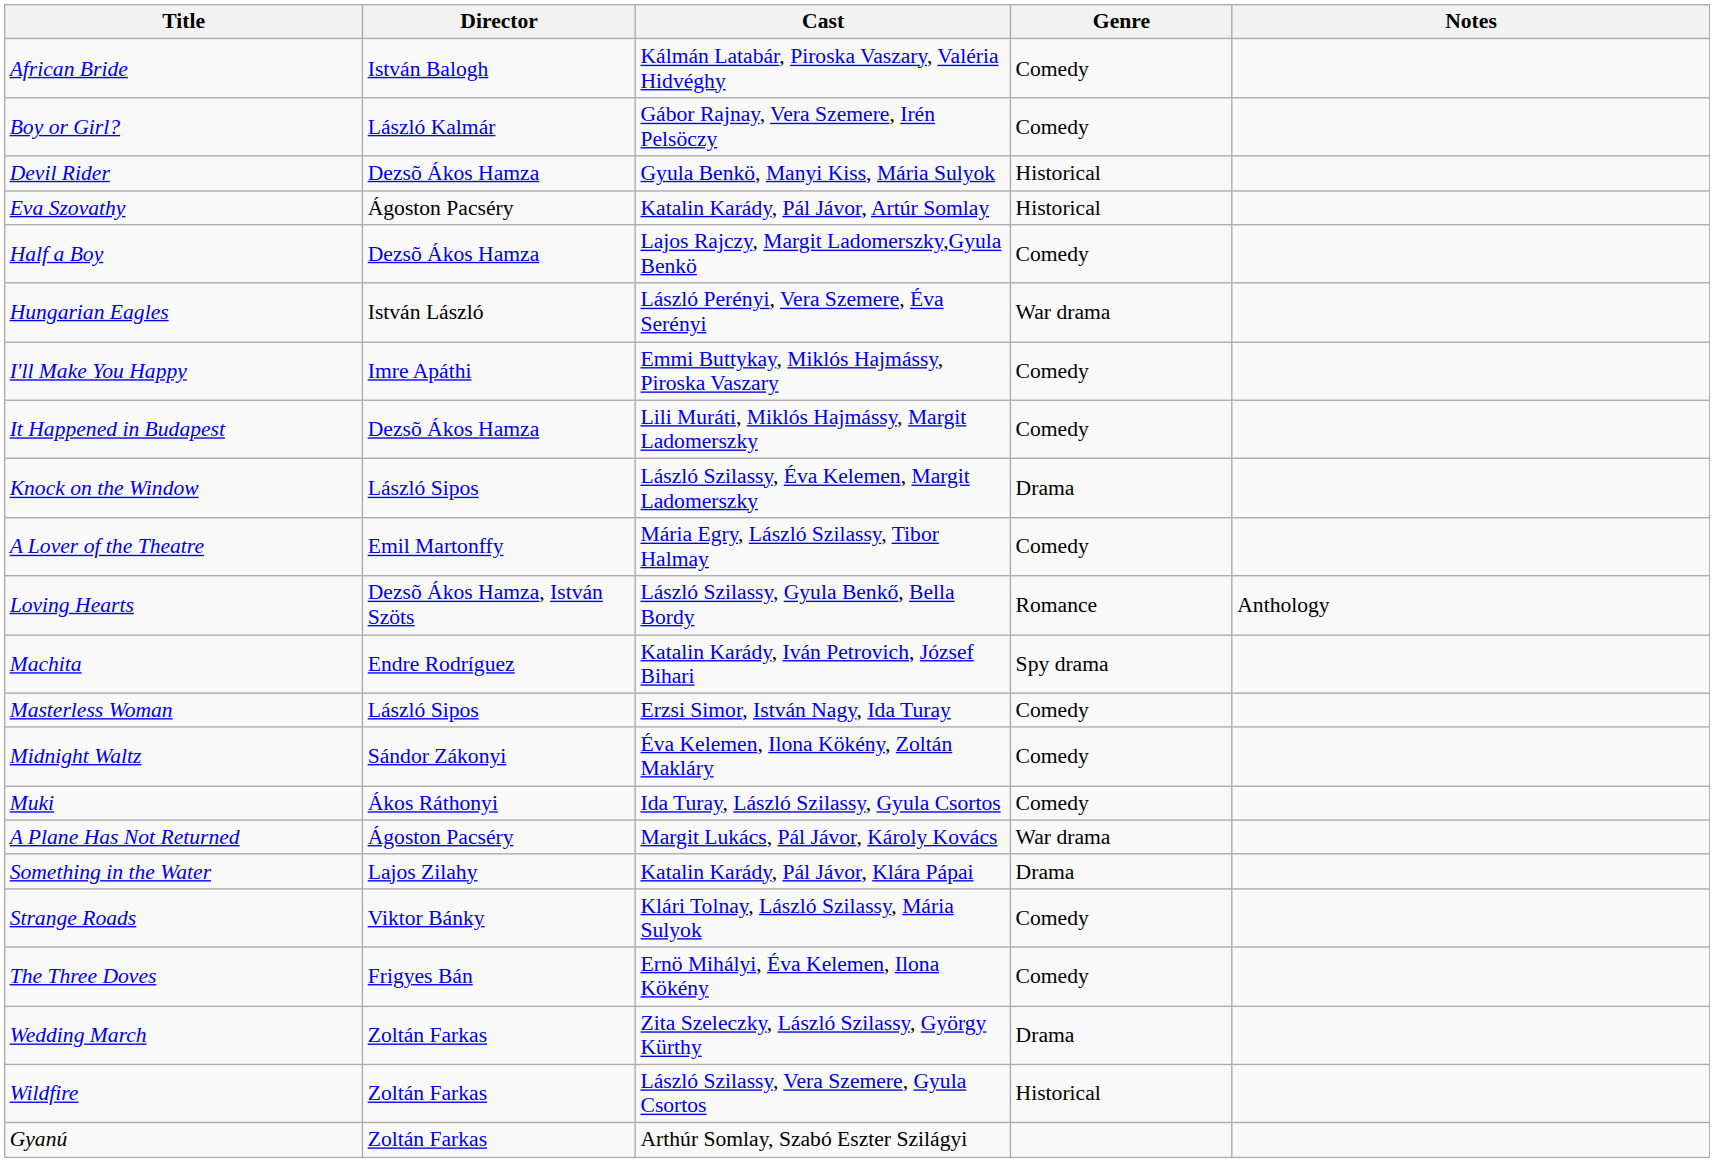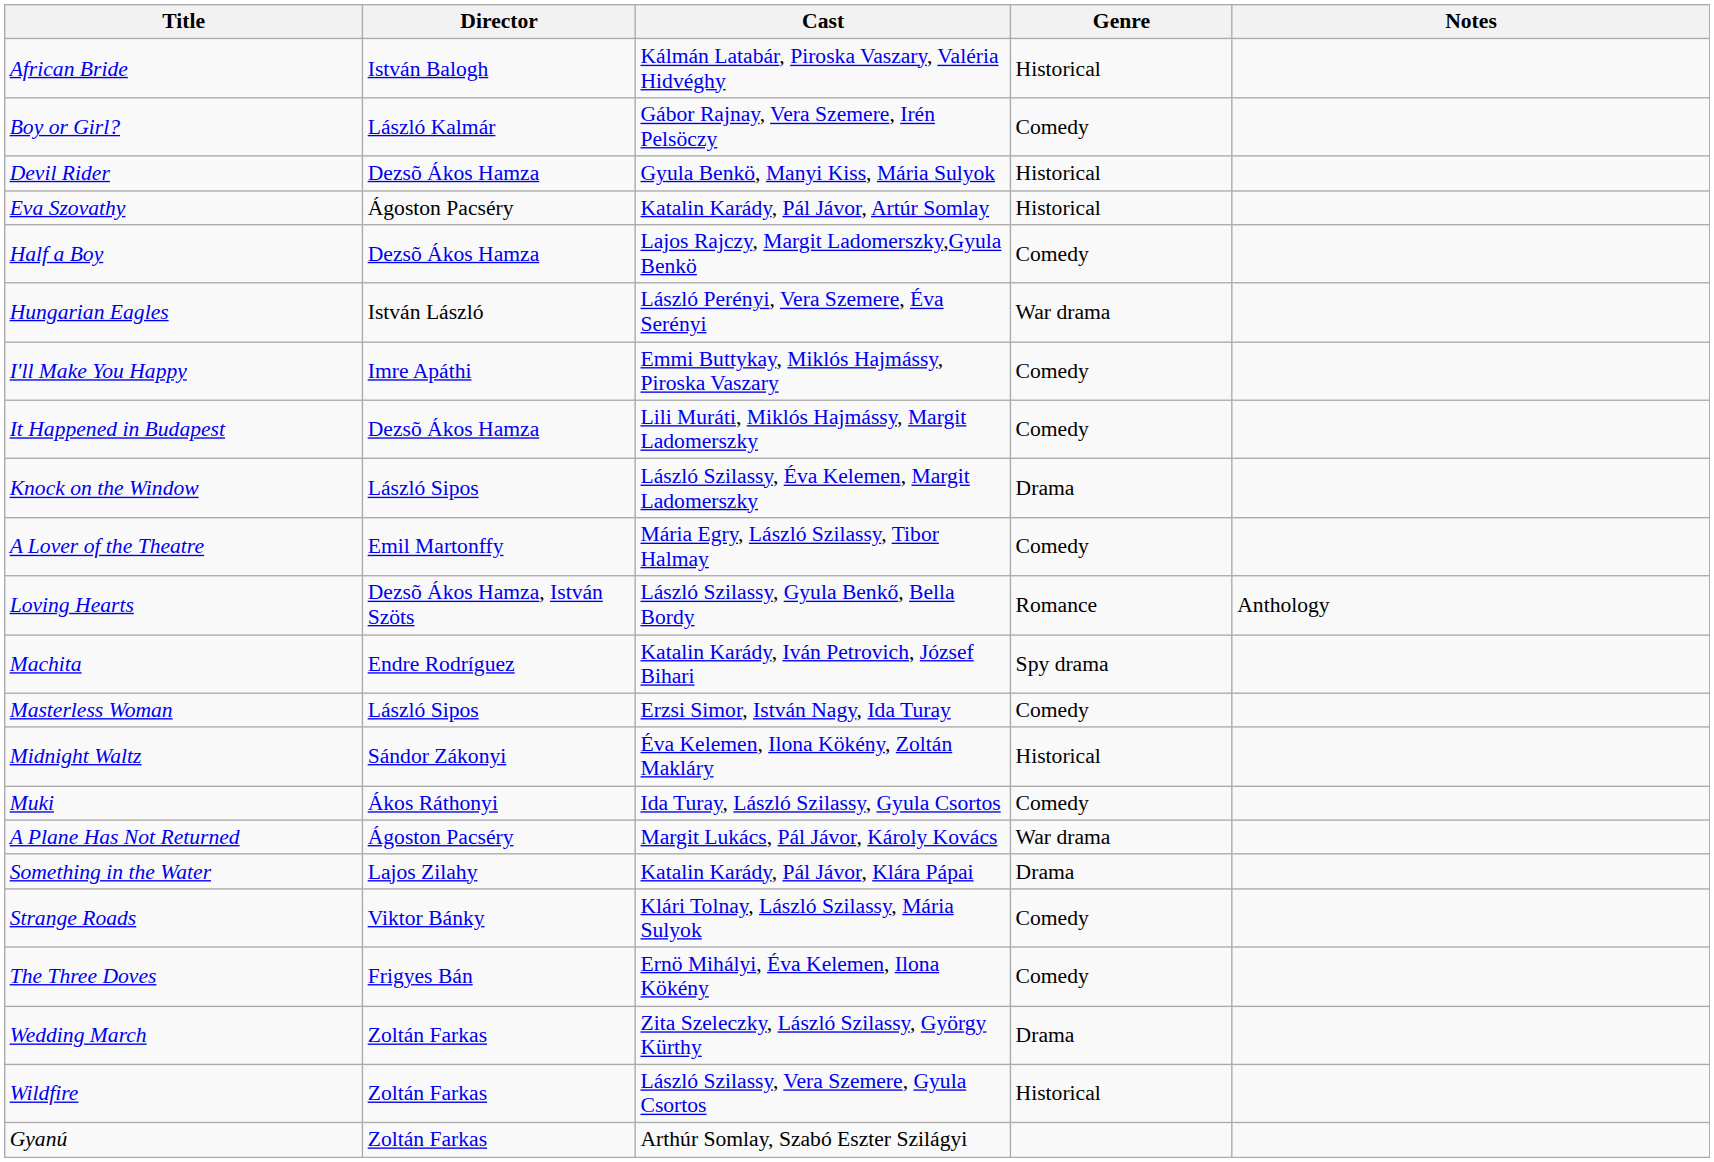(1052, 68) Comedy -> (1058, 68) Historical
(1052, 756) Comedy -> (1058, 756) Historical
